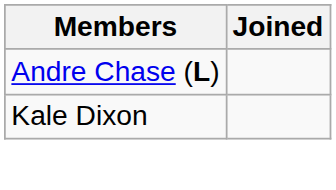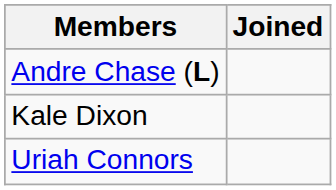+ row: (102, 160)
